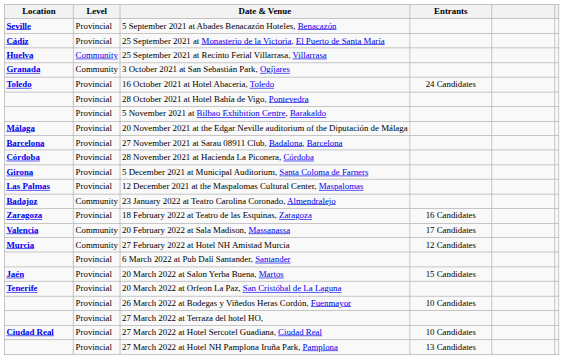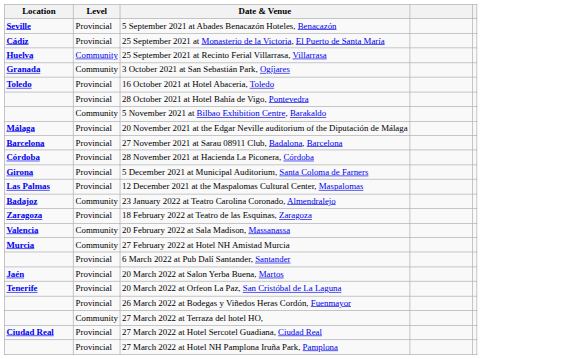- column: (451, 11)
(94, 113) Provincial -> (97, 113) Community
(94, 317) Provincial -> (97, 317) Community
